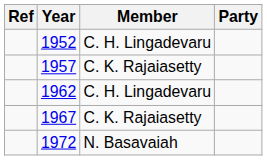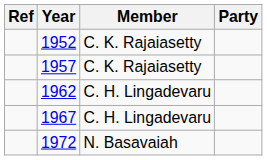(147, 42) C. H. Lingadevaru -> (142, 42) C. K. Rajaiasetty
(142, 117) C. K. Rajaiasetty -> (147, 117) C. H. Lingadevaru
